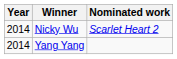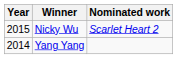(18, 29) 2014 -> (18, 29) 2015
